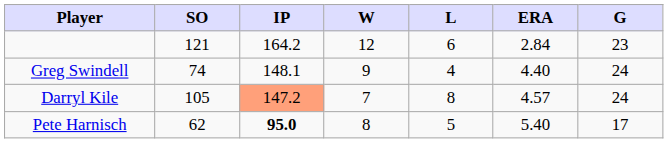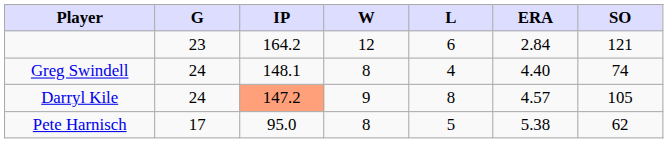columns swapped: (620, 17) <-> (197, 17)
(366, 71) 9 -> (366, 71) 8
(366, 97) 7 -> (366, 97) 9
(282, 124) bold -> (282, 124) normal
(535, 124) 5.40 -> (535, 124) 5.38
